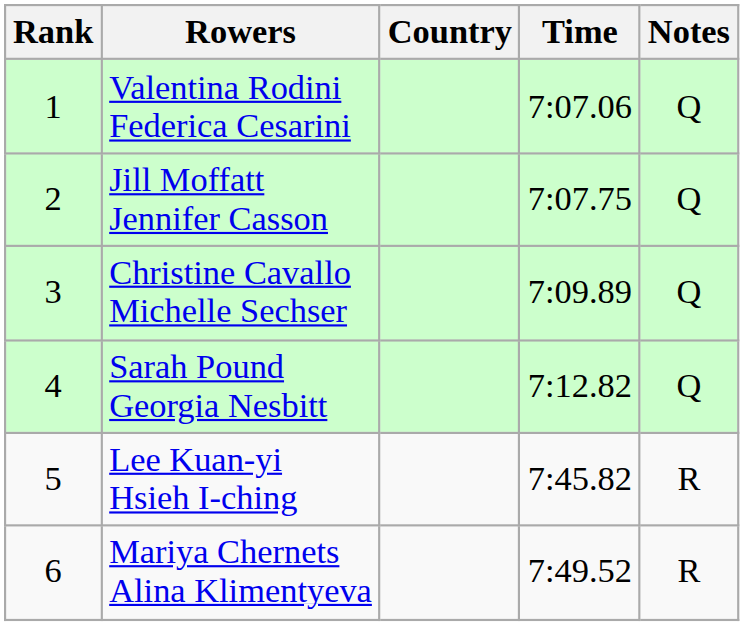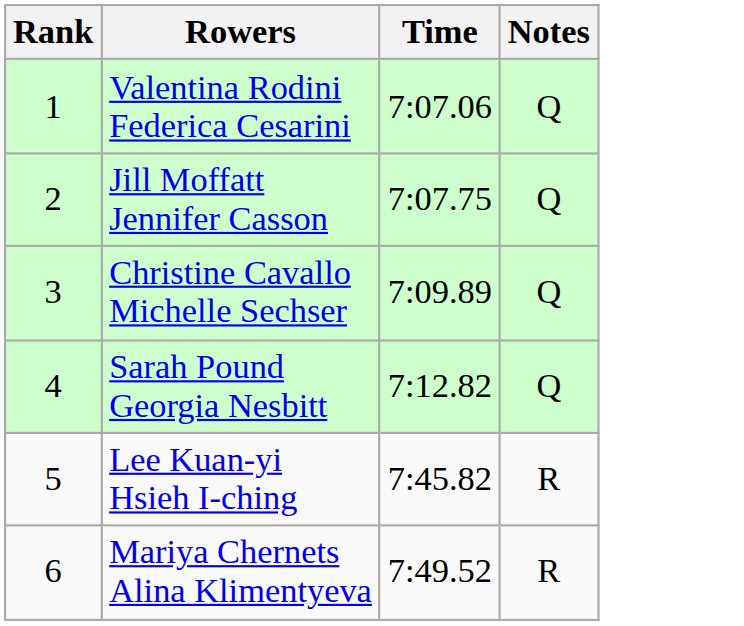- column: (450, 31)
